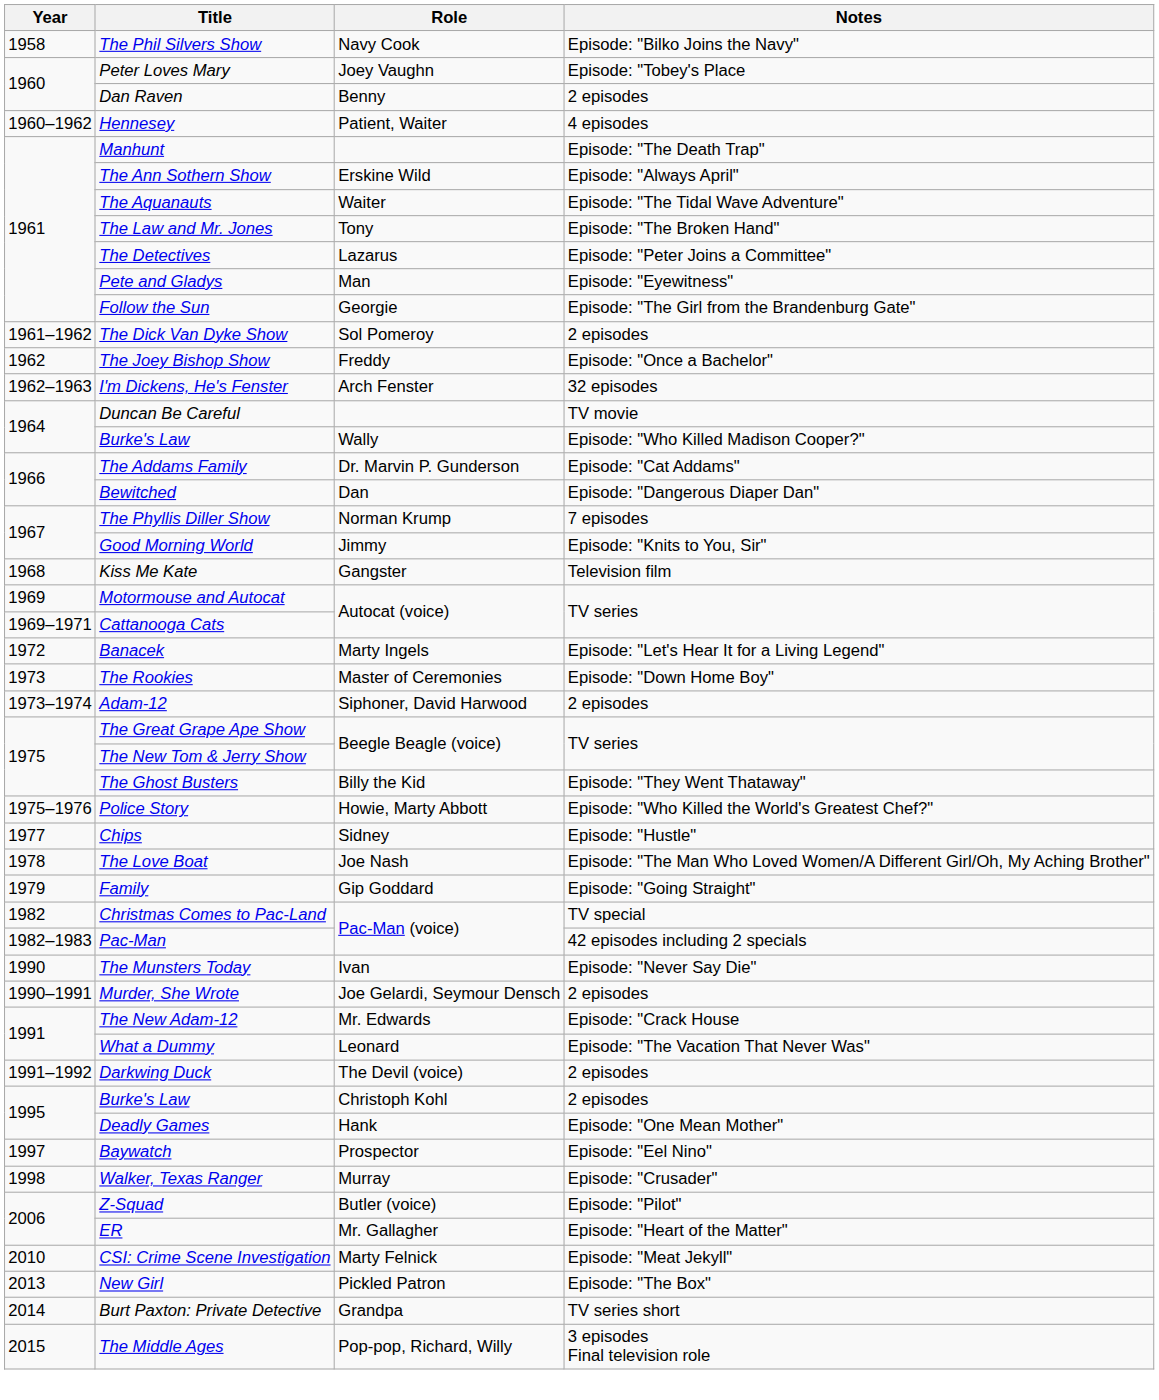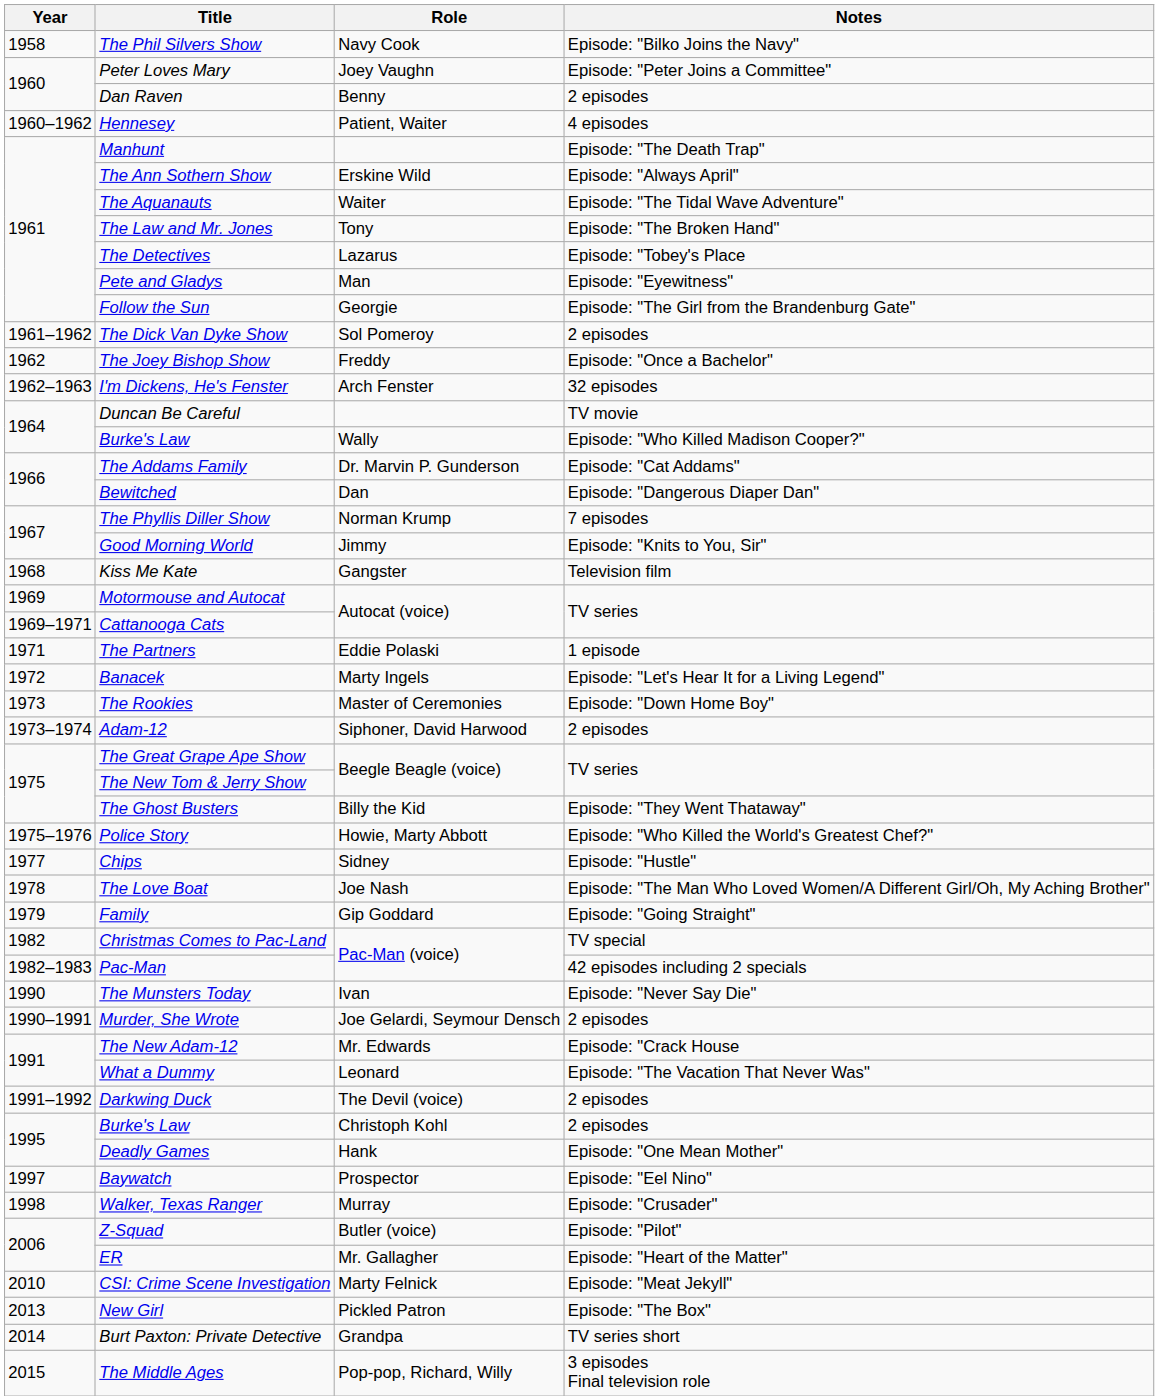(657, 70) Episode: "Tobey's Place -> (700, 70) Episode: "Peter Joins a Committee"
(700, 255) Episode: "Peter Joins a Committee" -> (657, 255) Episode: "Tobey's Place
+ row: (147, 651)
